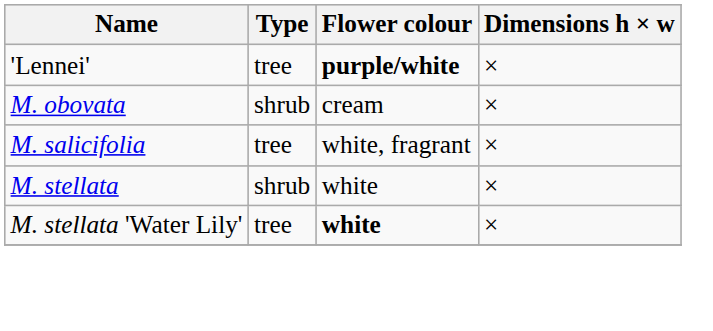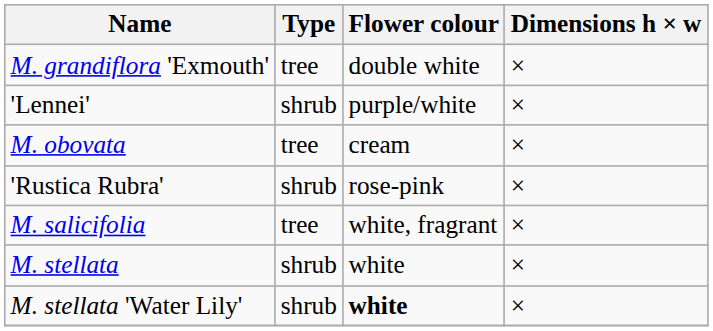+ row: (140, 64)
(273, 64) tree -> (309, 104) shrub
(391, 64) bold -> (412, 104) normal
(282, 104) shrub -> (300, 144) tree
+ row: (87, 184)
(273, 225) tree -> (309, 305) shrub
